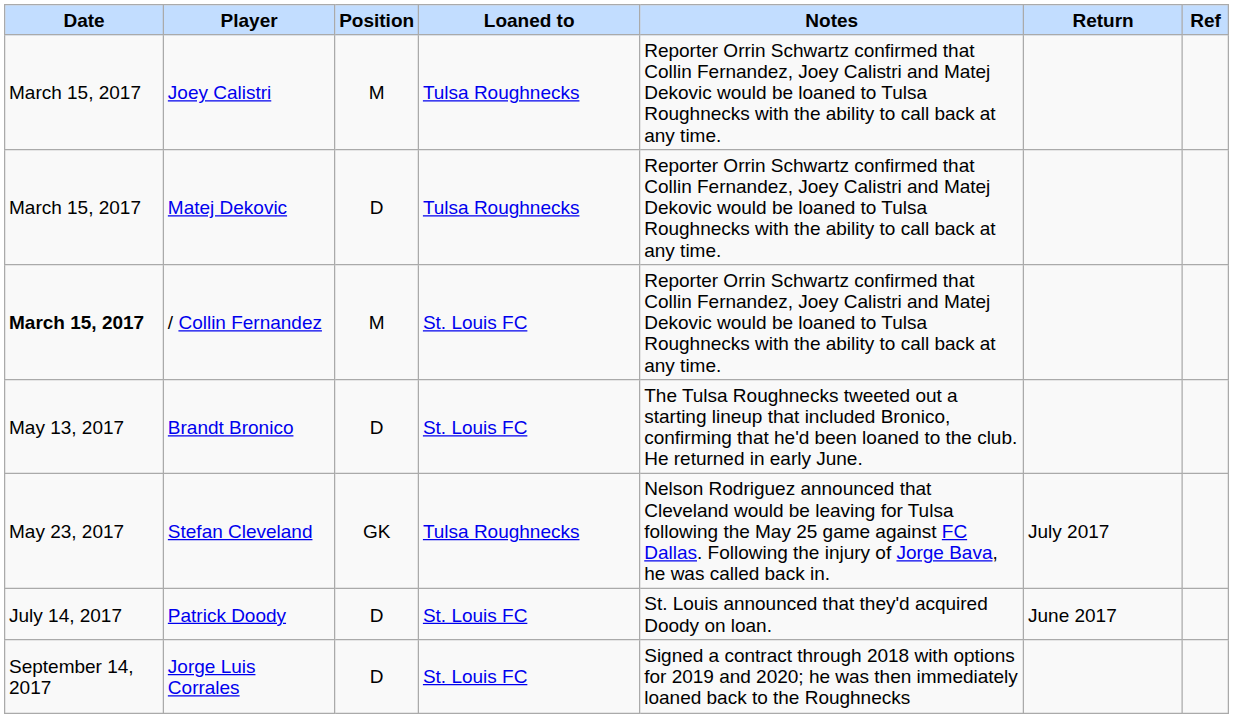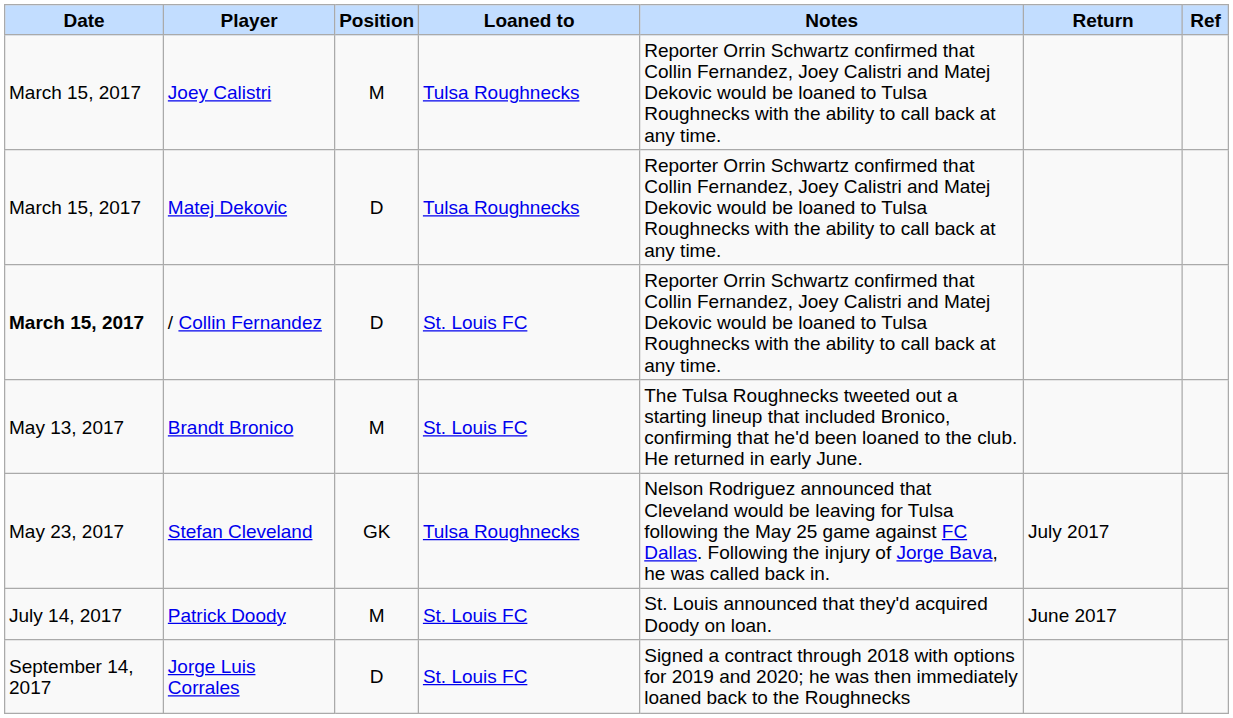(377, 323) M -> (377, 323) D
(377, 427) D -> (377, 427) M
(377, 615) D -> (377, 615) M
